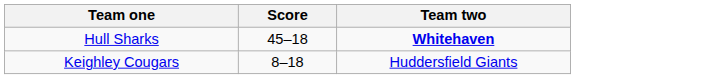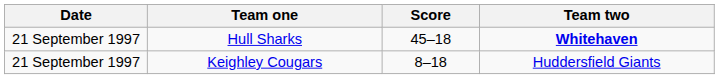+ column: (76, 16)
